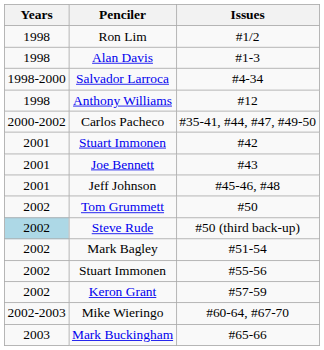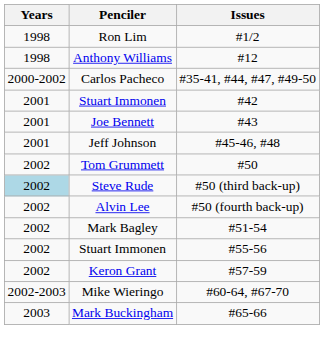- row: (123, 57)
- row: (123, 79)
+ row: (123, 206)
